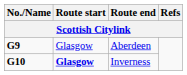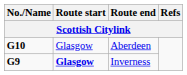(13, 45) G9 -> (16, 45) G10
(16, 62) G10 -> (13, 62) G9
